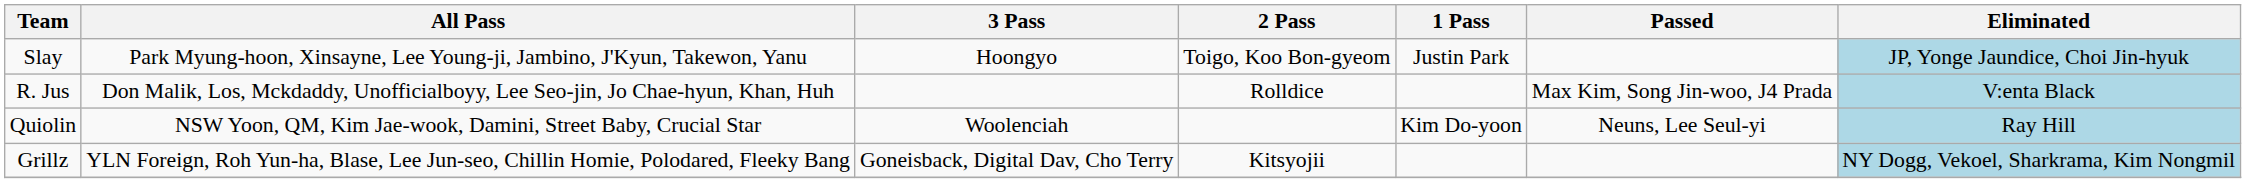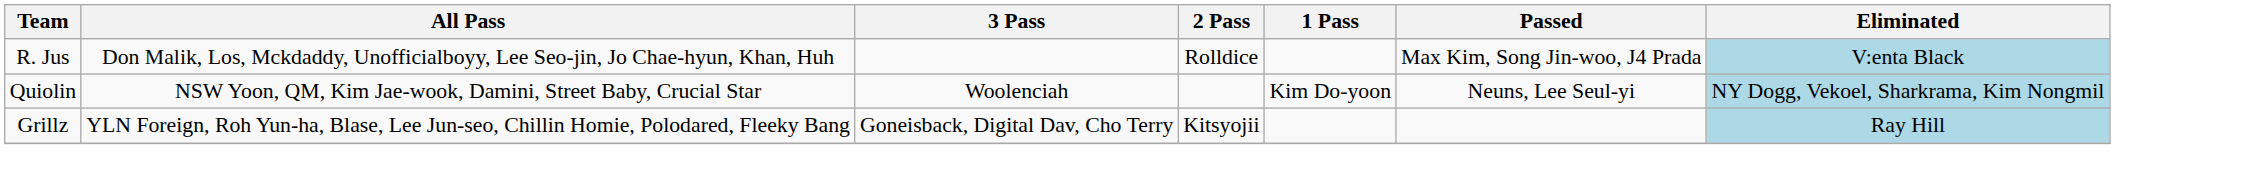- row: (43, 56)
(2039, 125) Ray Hill -> (1908, 90) NY Dogg, Vekoel, Sharkrama, Kim Nongmil
(2039, 159) NY Dogg, Vekoel, Sharkrama, Kim Nongmil -> (1908, 125) Ray Hill
